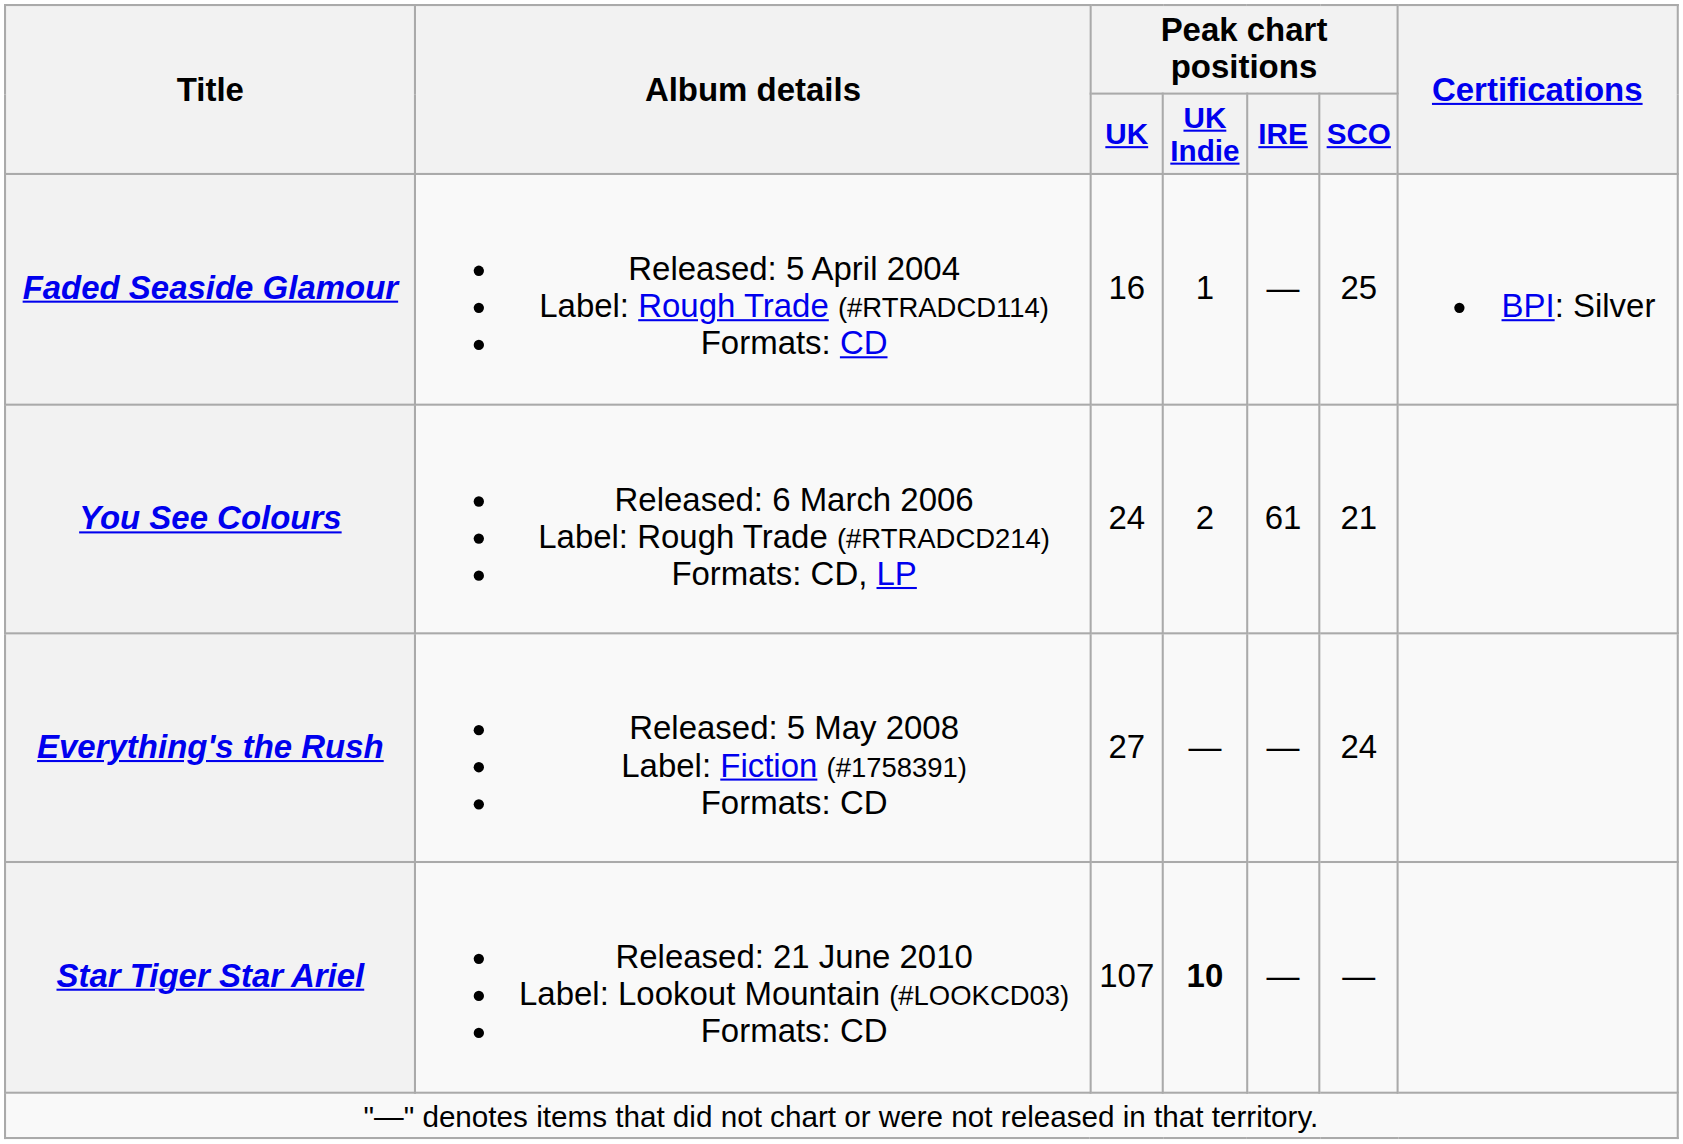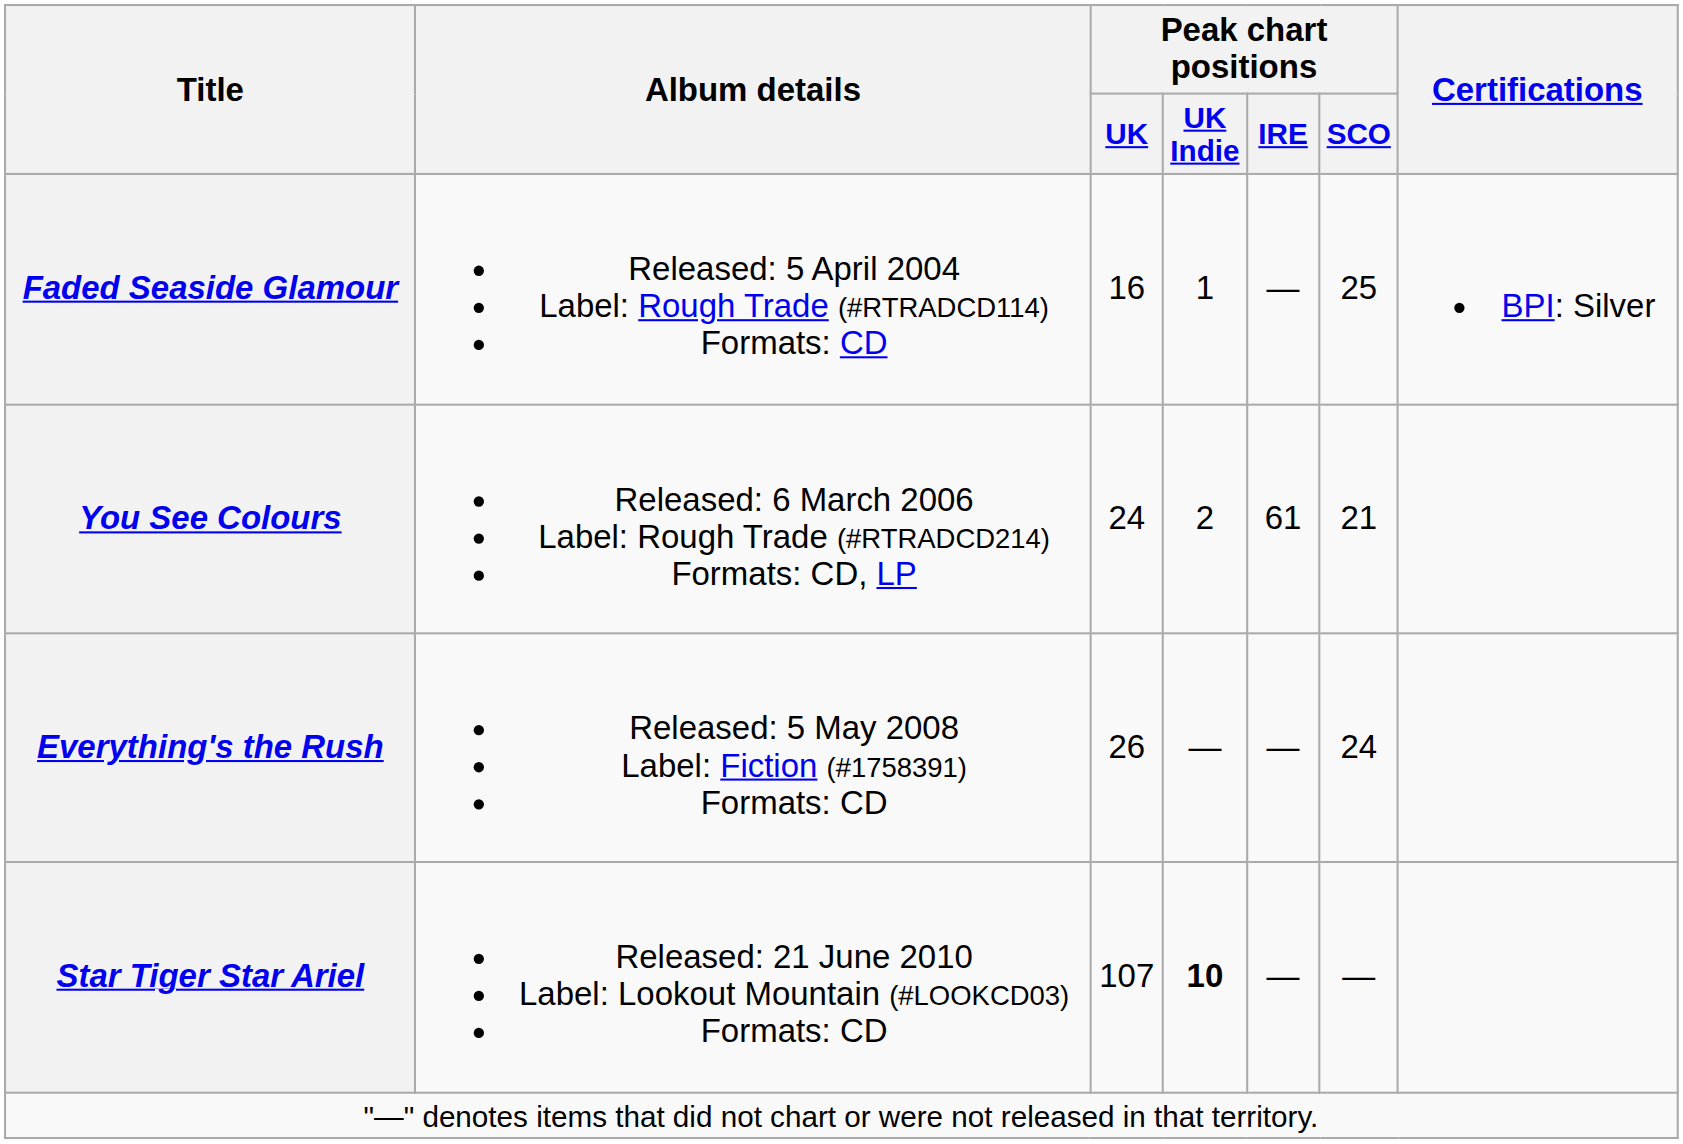(1127, 747) 27 -> (1127, 747) 26
